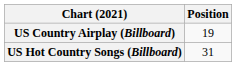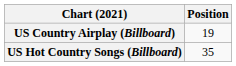(208, 52) 31 -> (208, 52) 35
